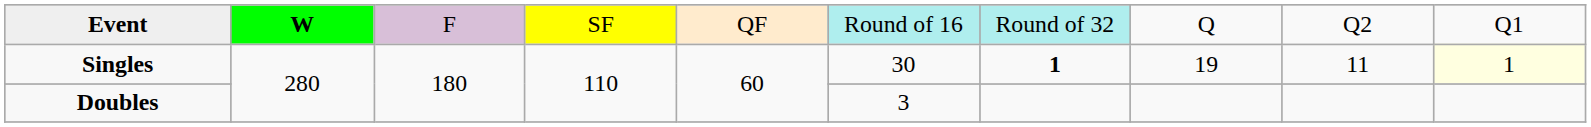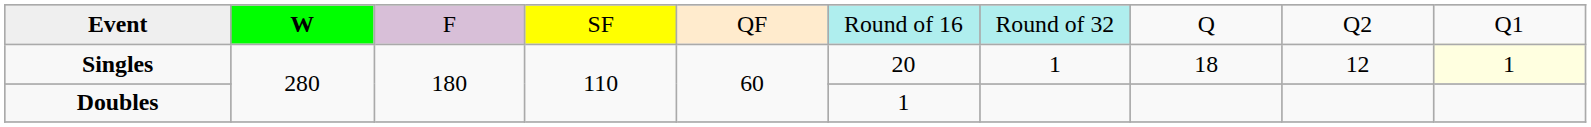(903, 63) 30 -> (903, 63) 20
(1055, 63) bold -> (1055, 63) normal
(1206, 63) 19 -> (1206, 63) 18
(1358, 63) 11 -> (1358, 63) 12
(903, 102) 3 -> (903, 102) 1
